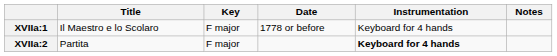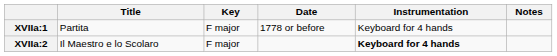(109, 28) Il Maestro e lo Scolaro -> (74, 28) Partita
(74, 43) Partita -> (109, 43) Il Maestro e lo Scolaro
